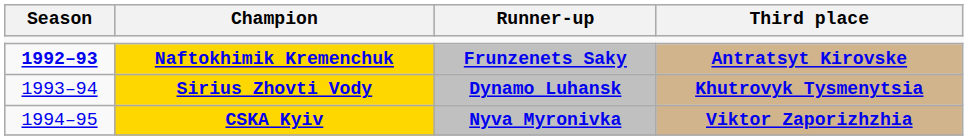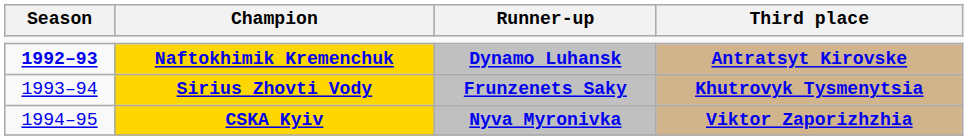(545, 59) Frunzenets Saky -> (545, 59) Dynamo Luhansk
(545, 89) Dynamo Luhansk -> (545, 89) Frunzenets Saky
